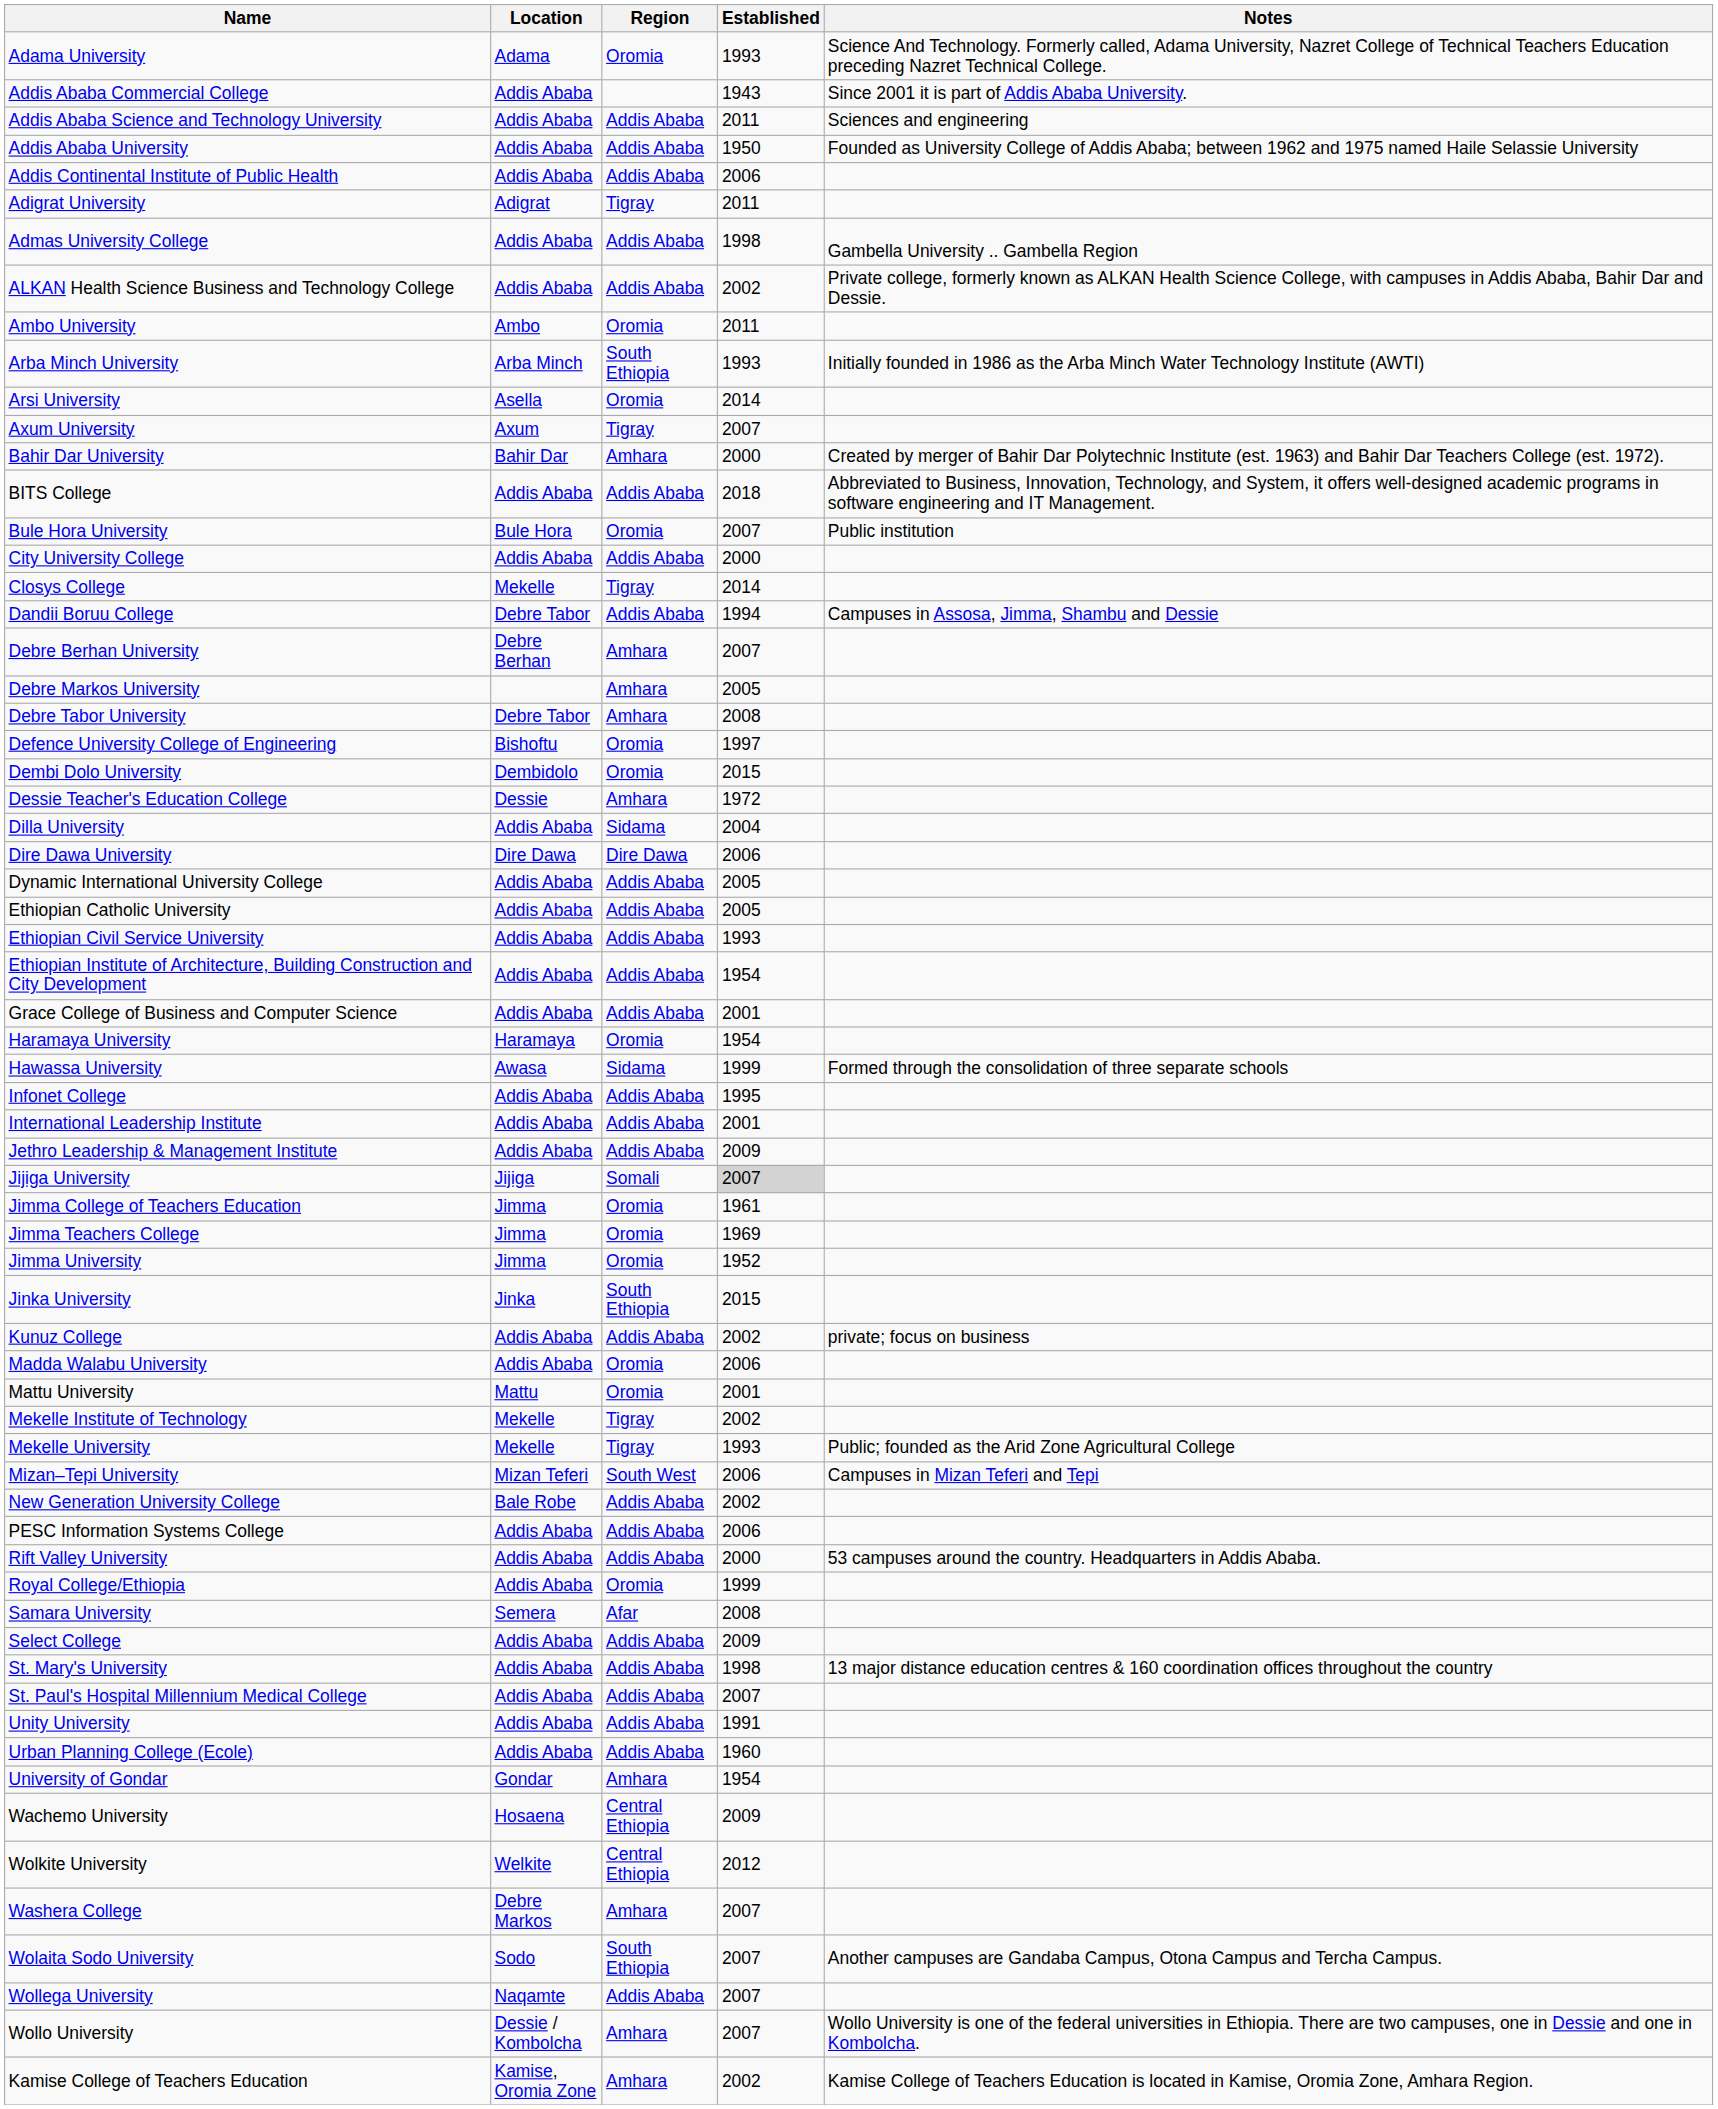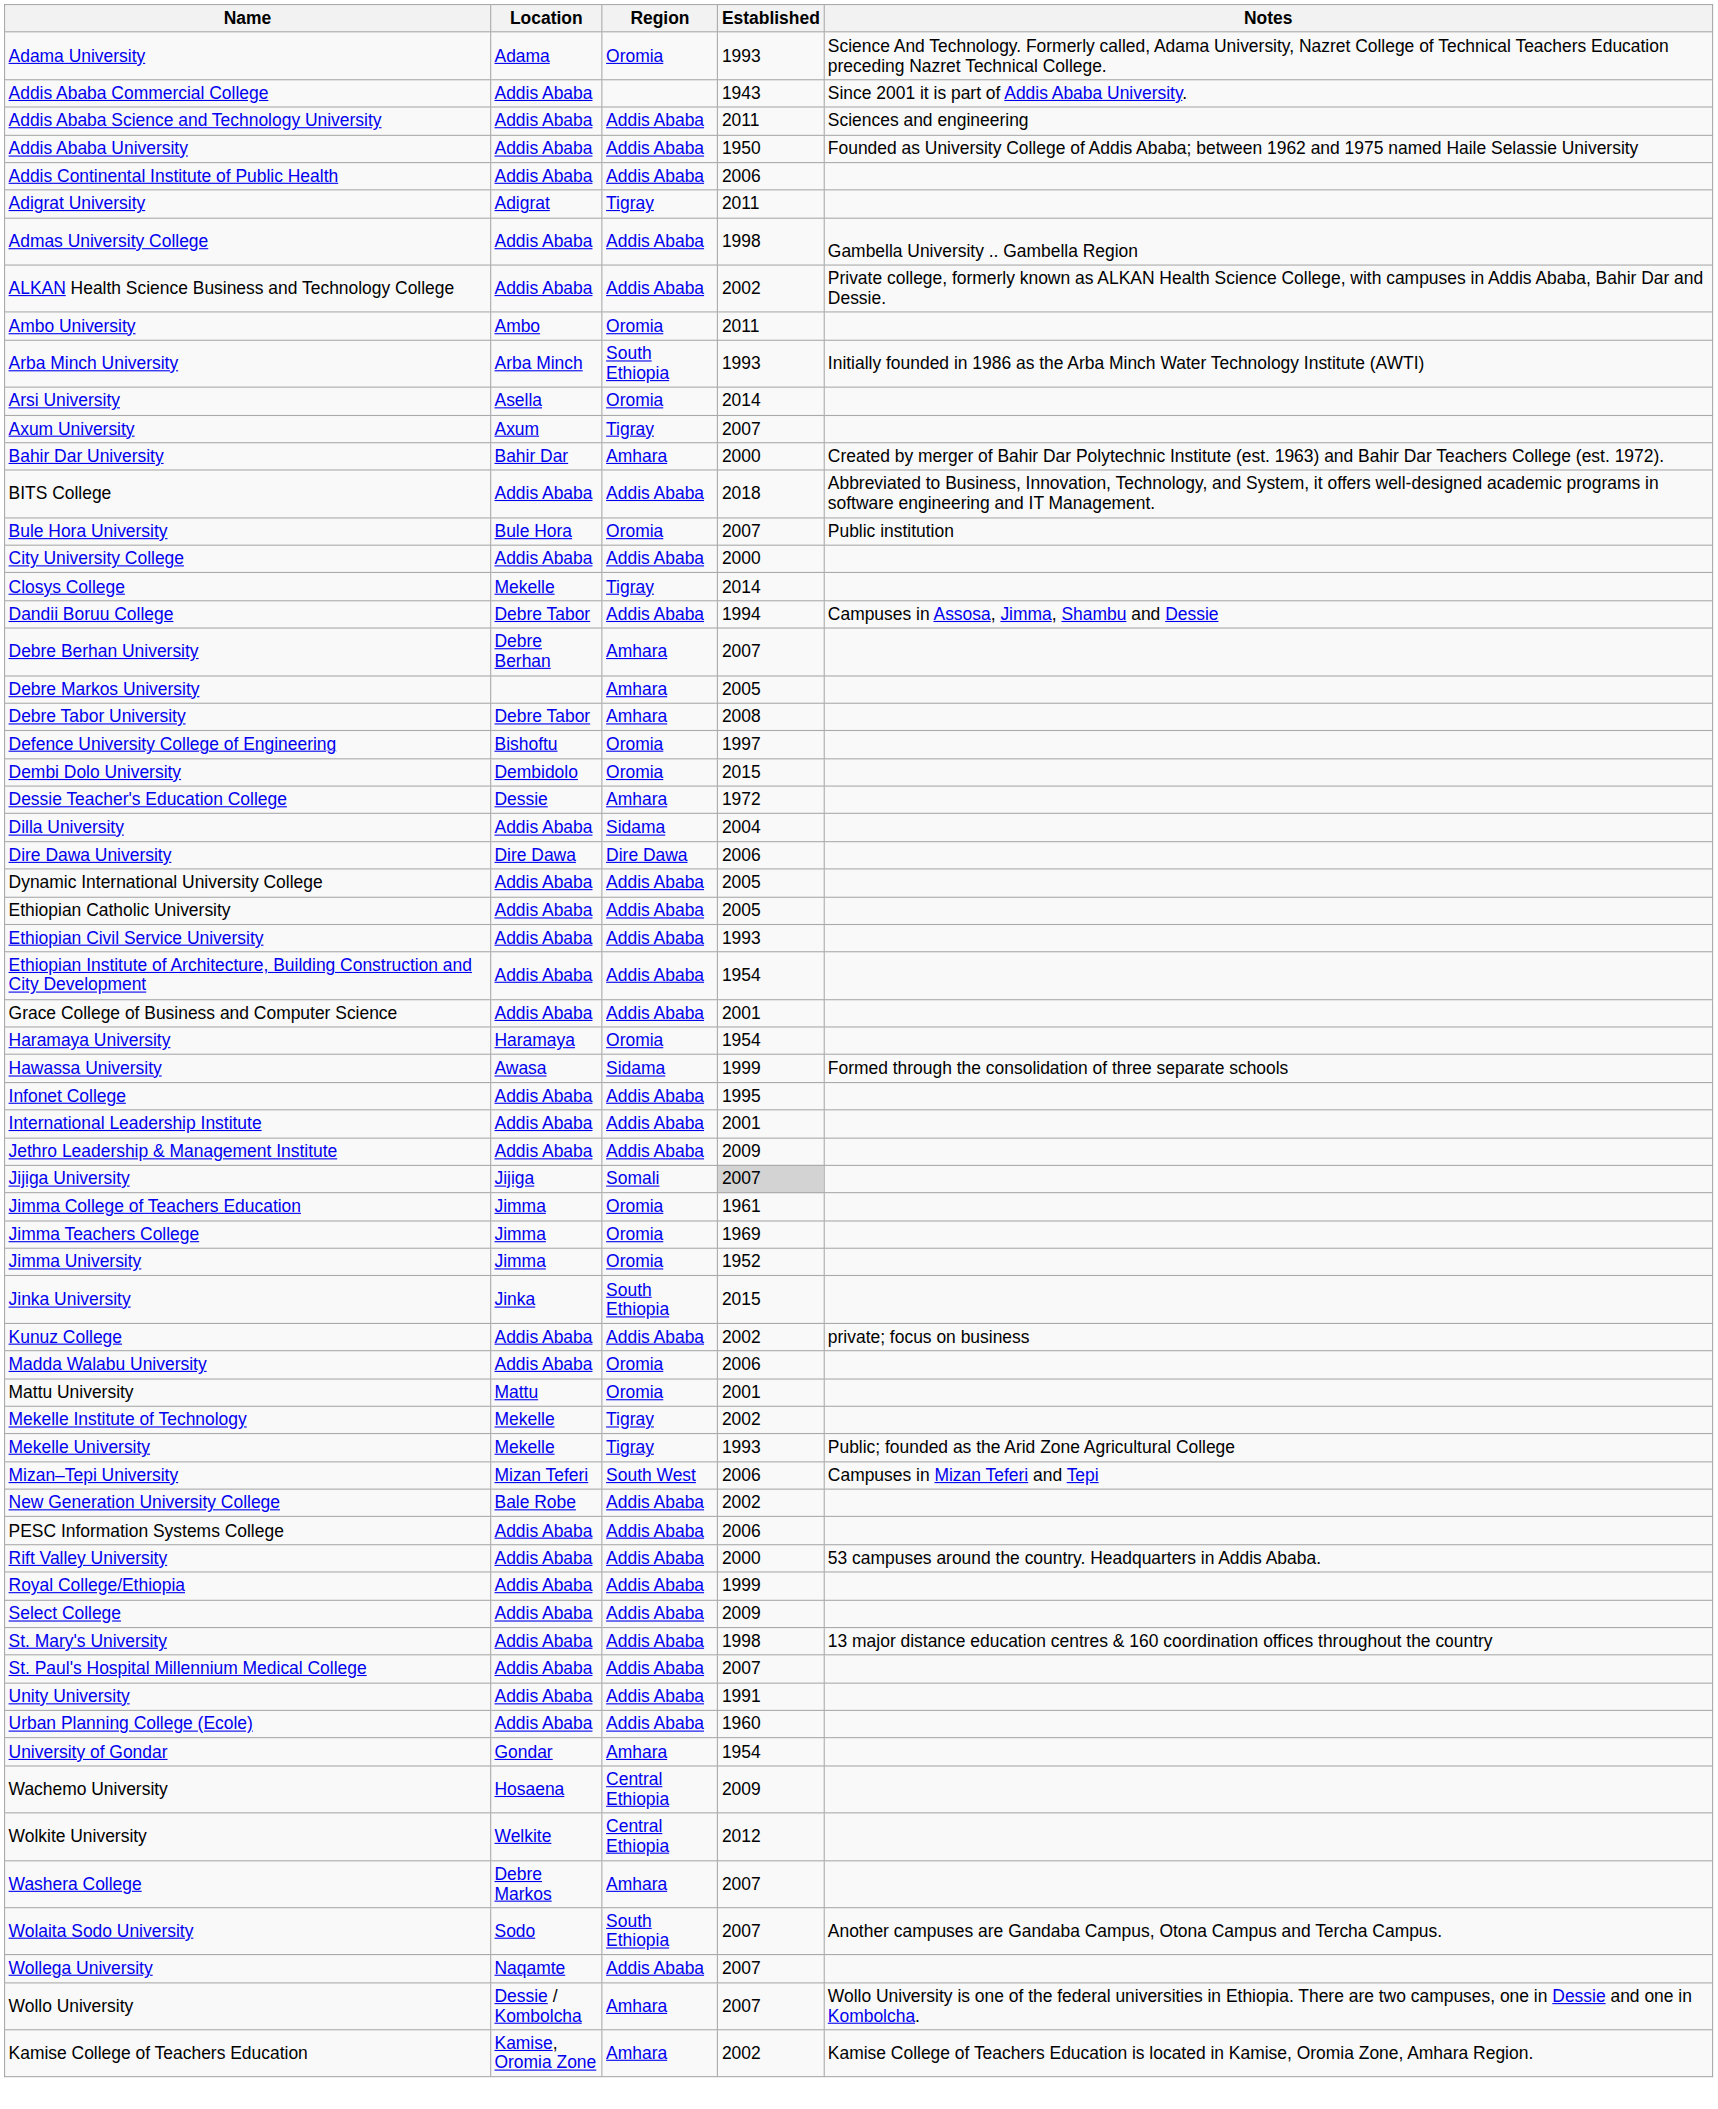(635, 1585) Oromia -> (655, 1585) Addis Ababa
- row: (80, 1613)
